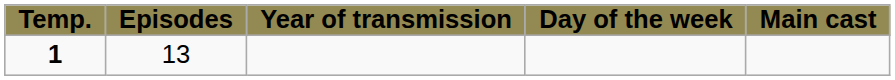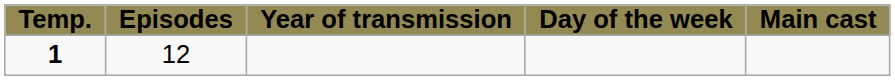(176, 55) 13 -> (176, 55) 12
